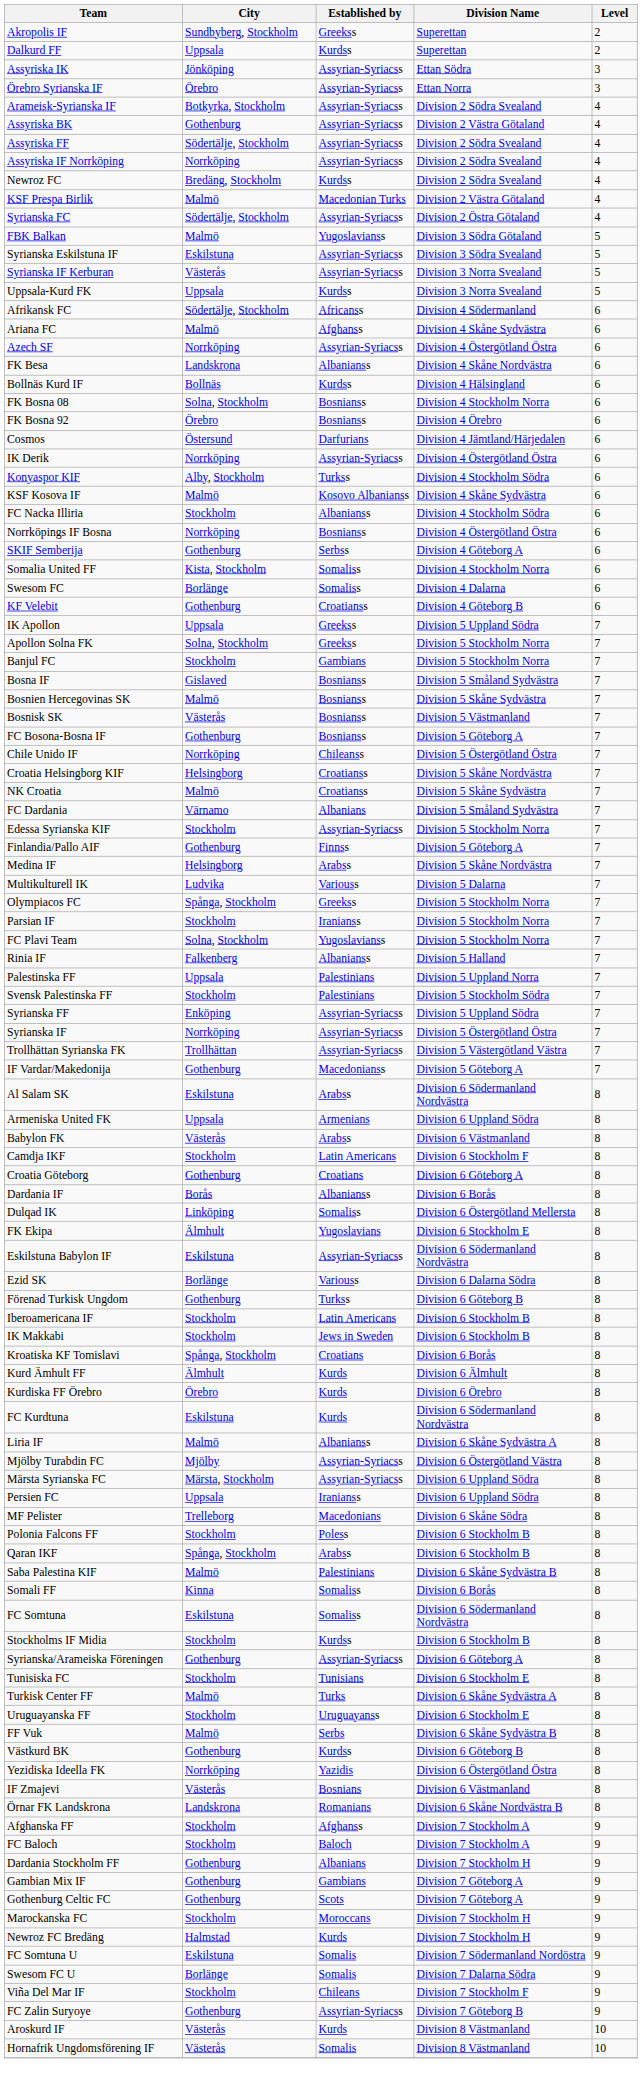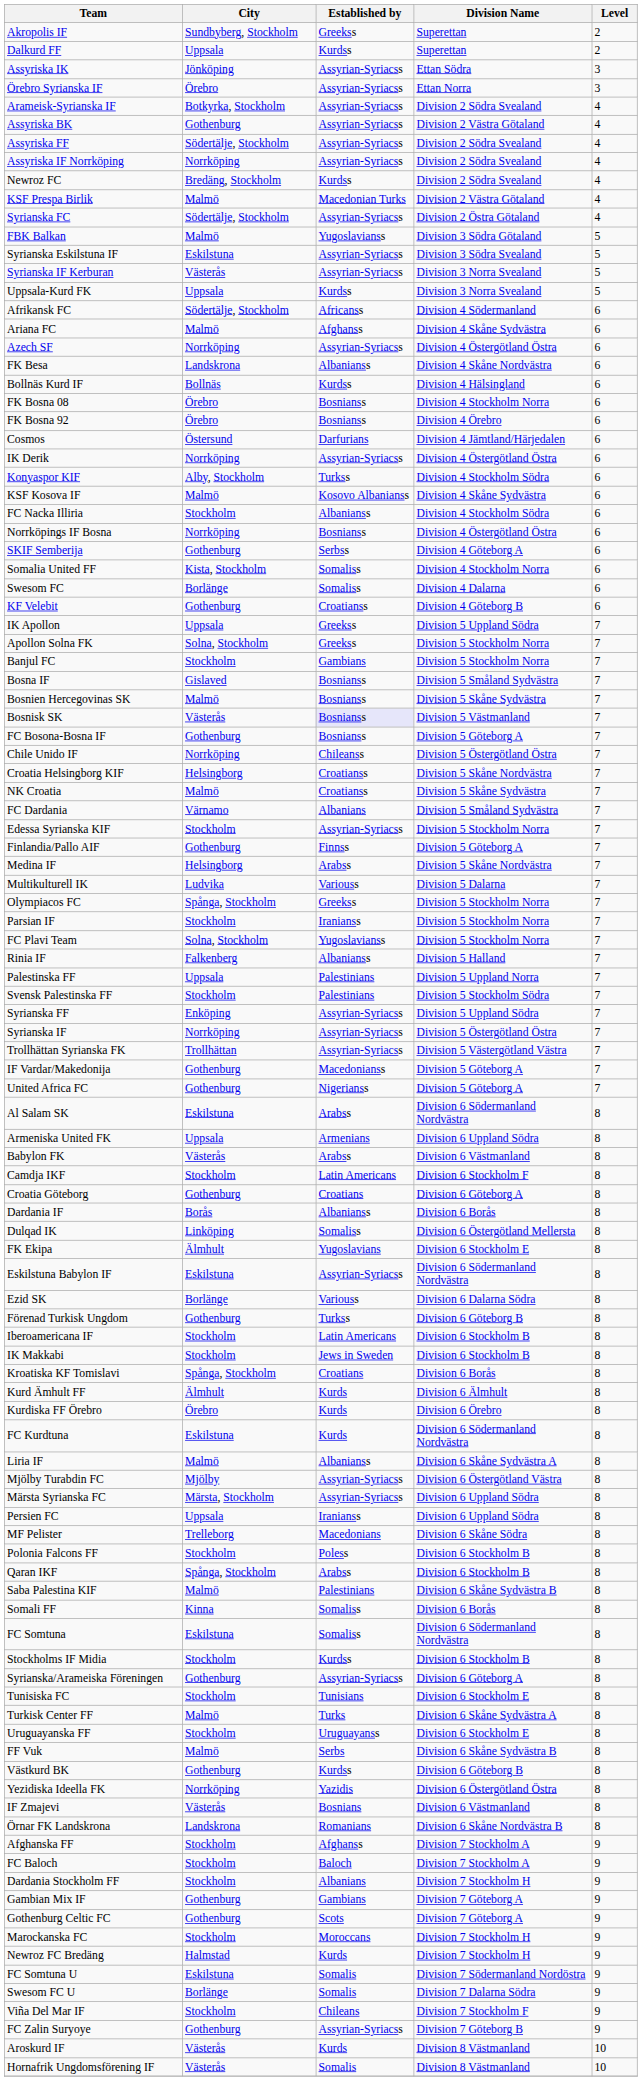(227, 402) Solna, Stockholm -> (202, 402) Örebro
(342, 717) no background -> (342, 717) lavender background
+ row: (48, 1088)
(213, 1863) Gothenburg -> (210, 1881) Stockholm
